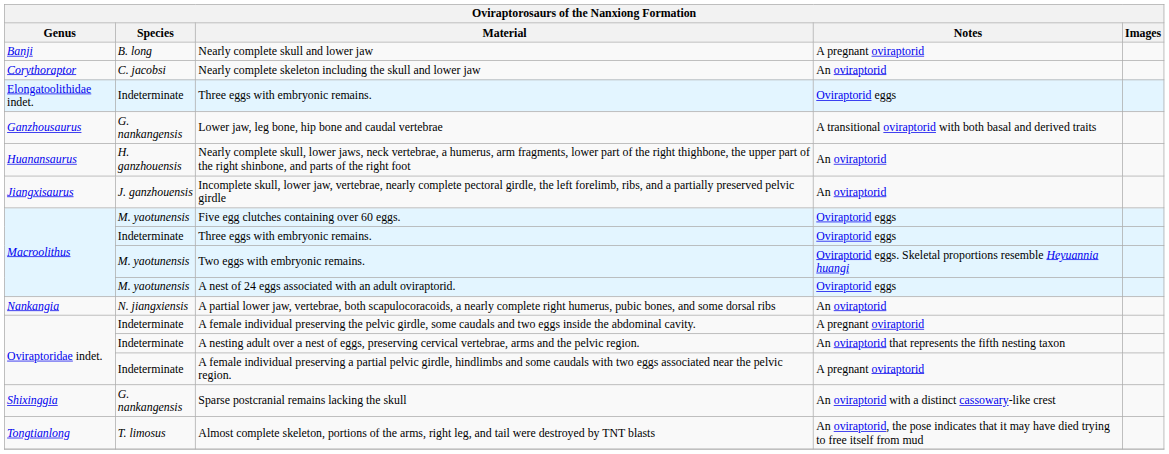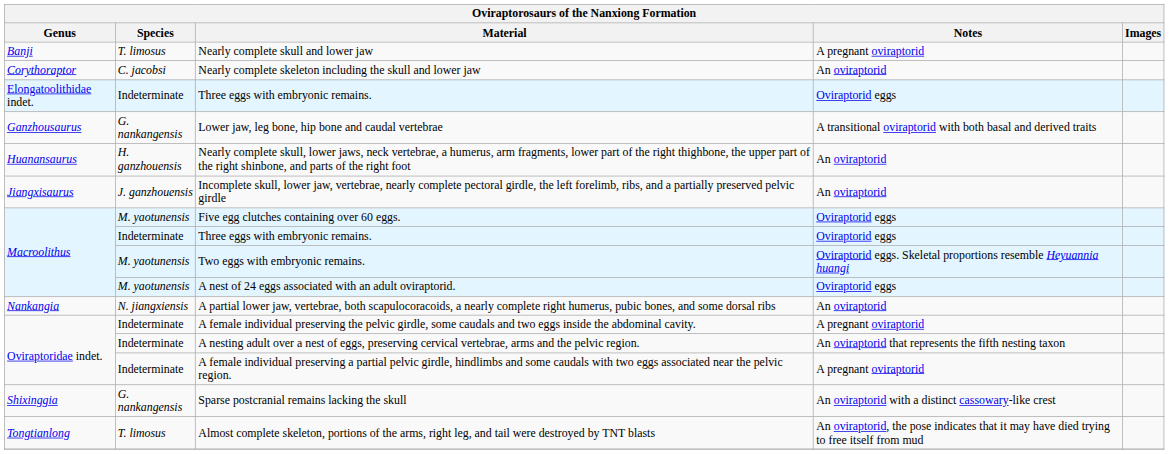(135, 51) B. long -> (142, 51) T. limosus
